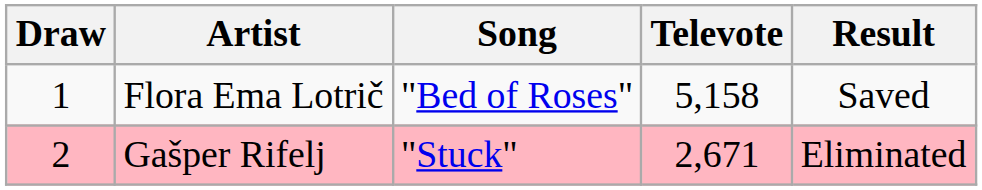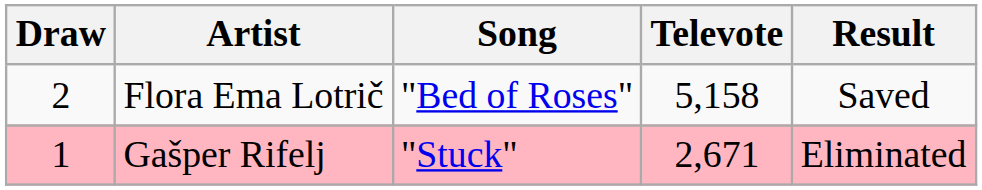(61, 94) 1 -> (61, 94) 2
(61, 154) 2 -> (61, 154) 1
